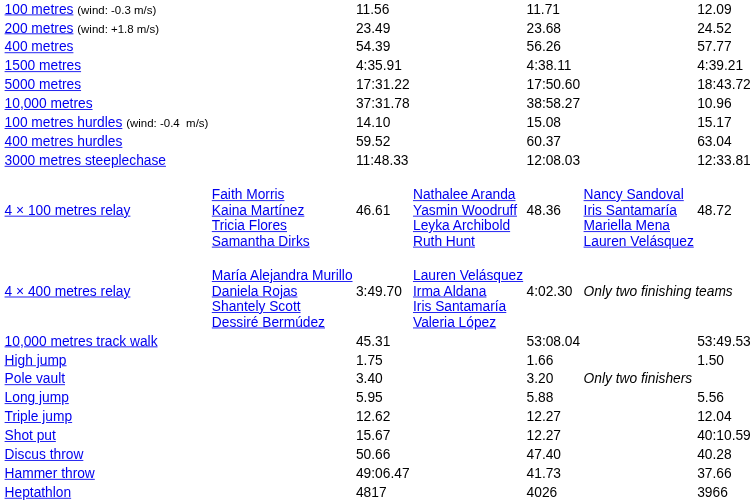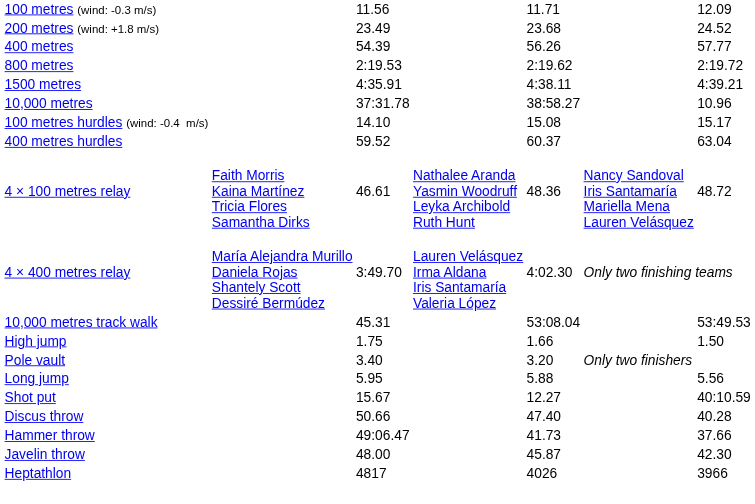+ row: (39, 66)
- row: (43, 85)
- row: (85, 160)
- row: (38, 417)
+ row: (45, 454)
